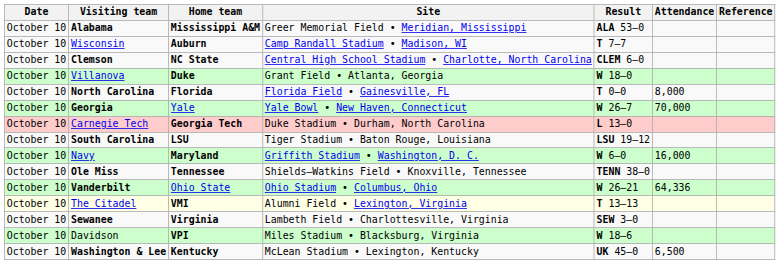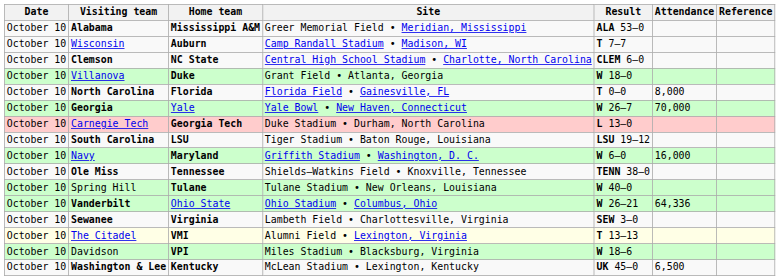+ row: (104, 188)
rows swapped: (92, 220) <-> (104, 204)
